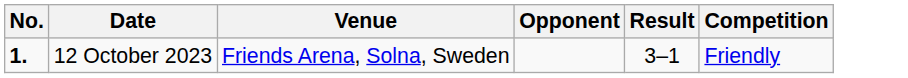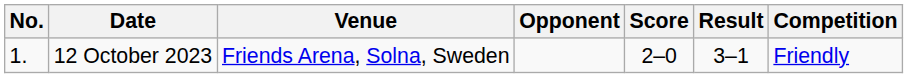+ column: (659, 21)
(18, 55) bold -> (18, 55) normal
